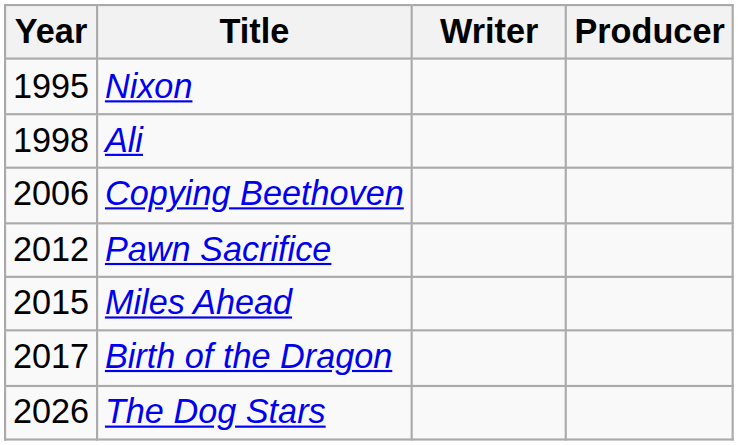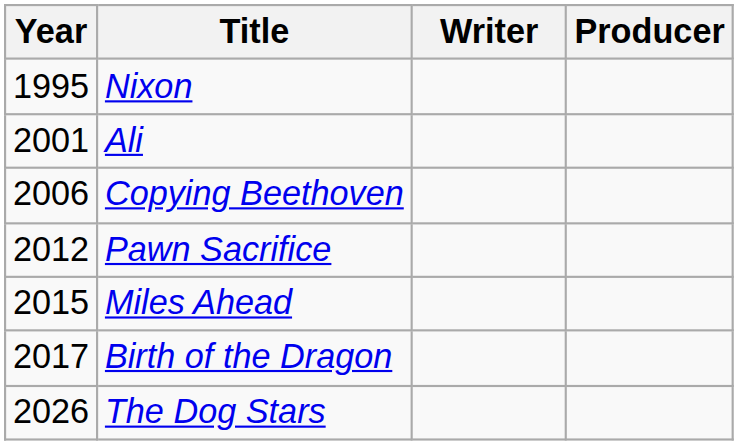(51, 140) 1998 -> (51, 140) 2001
